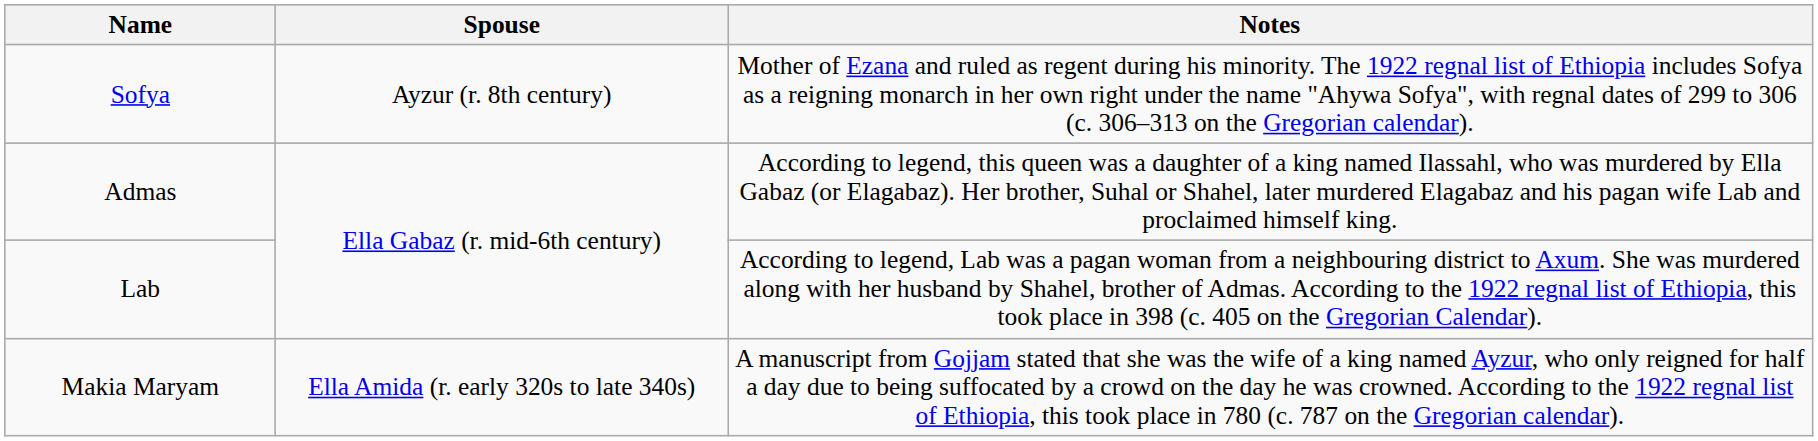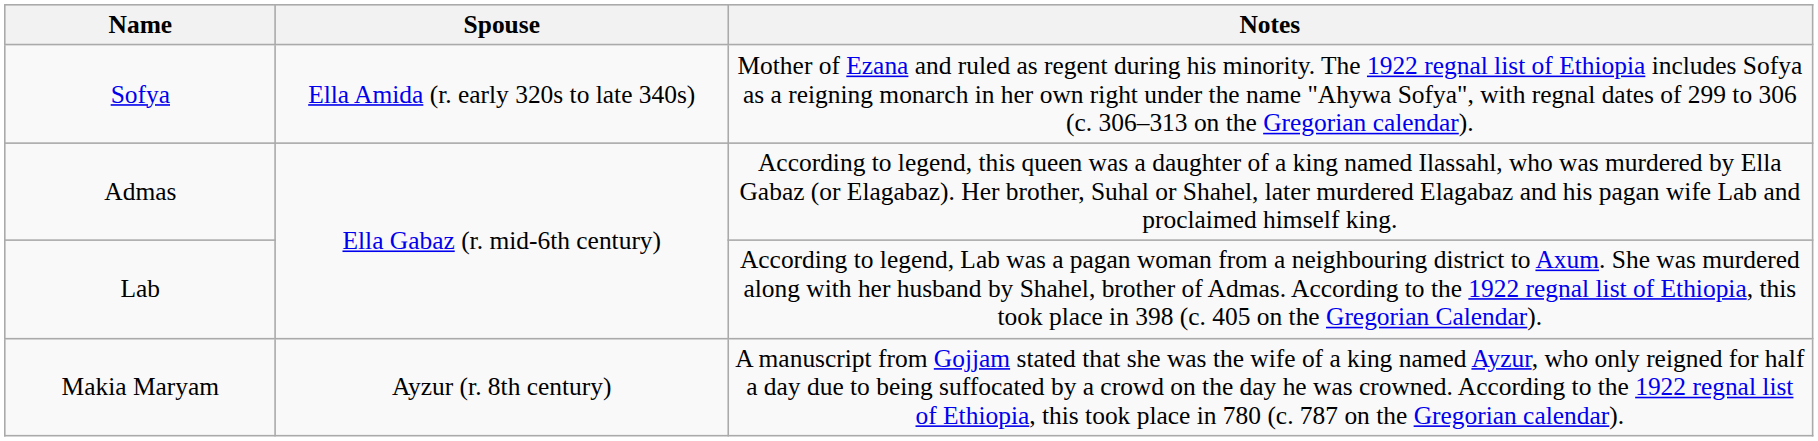(502, 93) Ayzur (r. 8th century) -> (502, 93) Ella Amida (r. early 320s to late 340s)
(502, 386) Ella Amida (r. early 320s to late 340s) -> (502, 386) Ayzur (r. 8th century)
